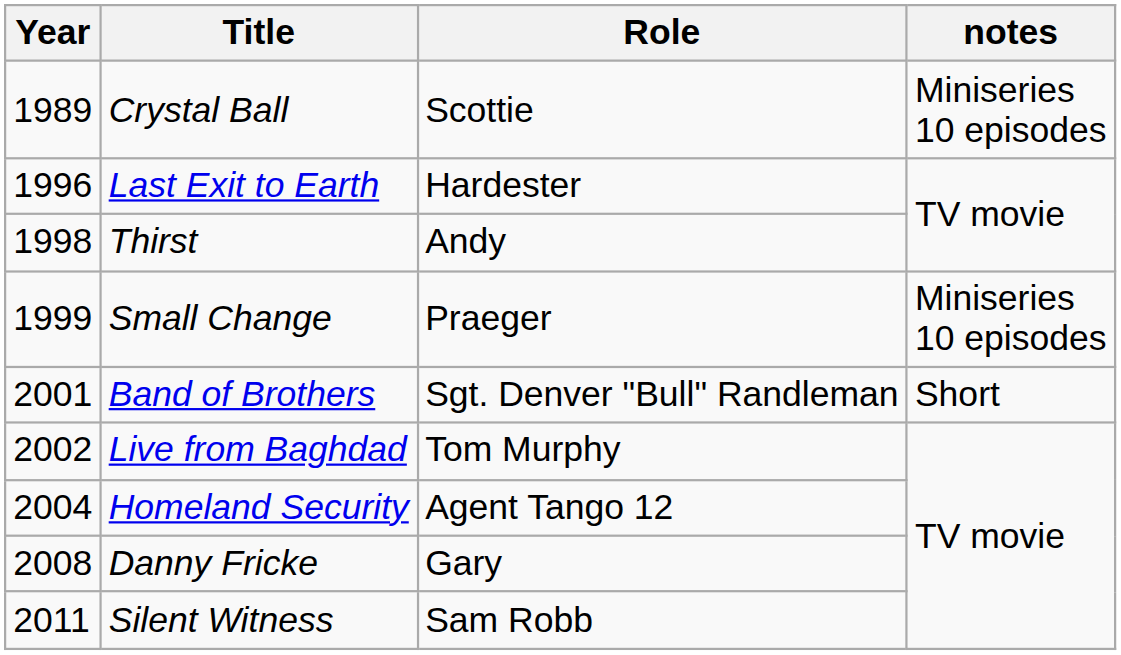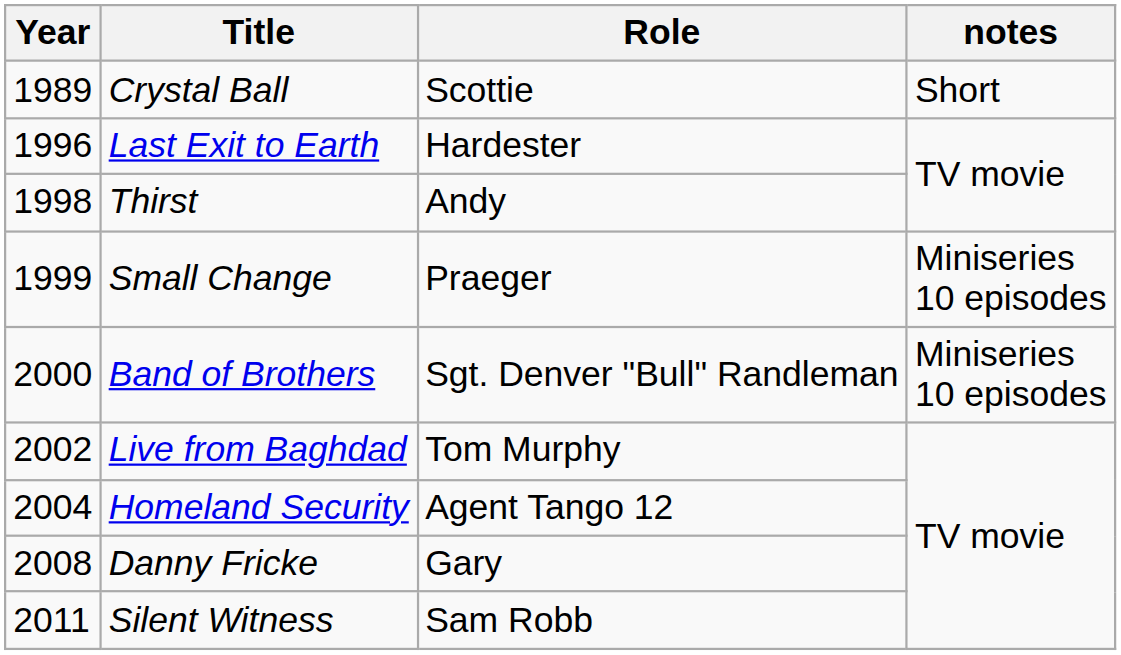(1011, 108) Miniseries 10 episodes -> (957, 88) Short
(53, 394) 2001 -> (53, 374) 2000
(957, 394) Short -> (1011, 374) Miniseries 10 episodes
